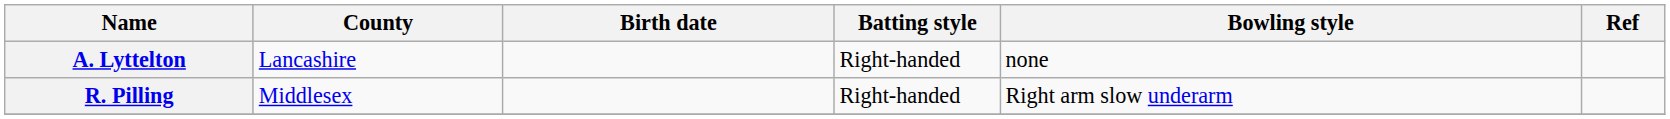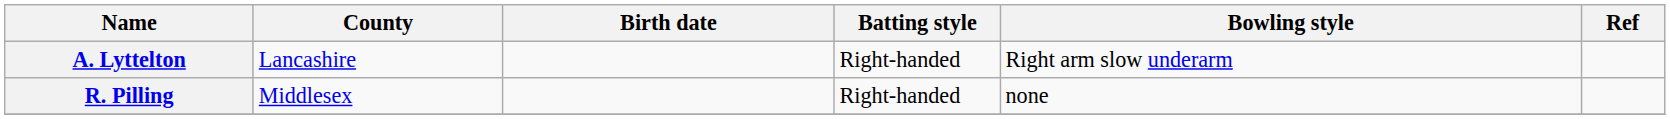(1027, 59) none -> (1119, 59) Right arm slow underarm
(1119, 96) Right arm slow underarm -> (1027, 96) none
